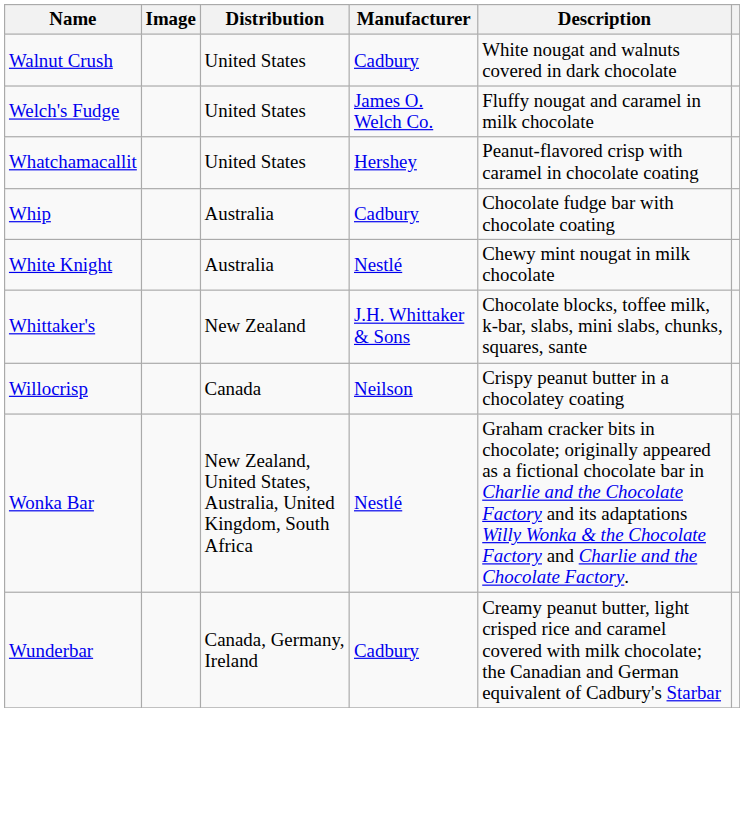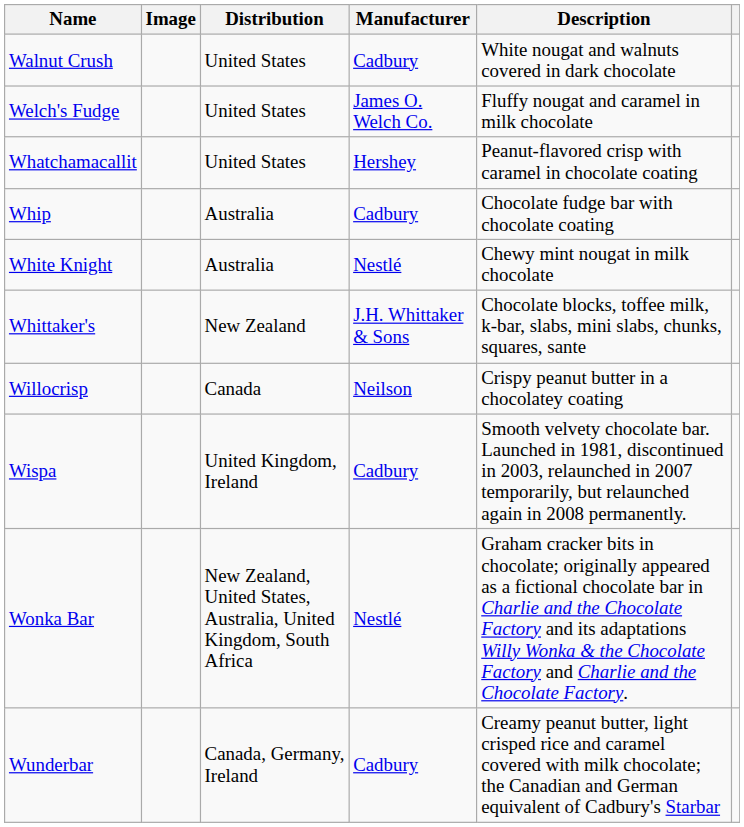+ row: (33, 471)
